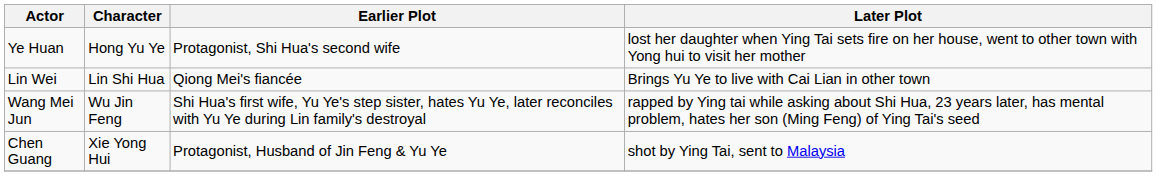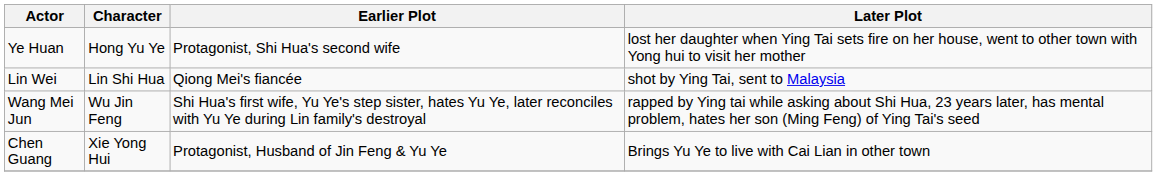(779, 79) Brings Yu Ye to live with Cai Lian in other town -> (736, 79) shot by Ying Tai, sent to Malaysia
(736, 150) shot by Ying Tai, sent to Malaysia -> (779, 150) Brings Yu Ye to live with Cai Lian in other town
